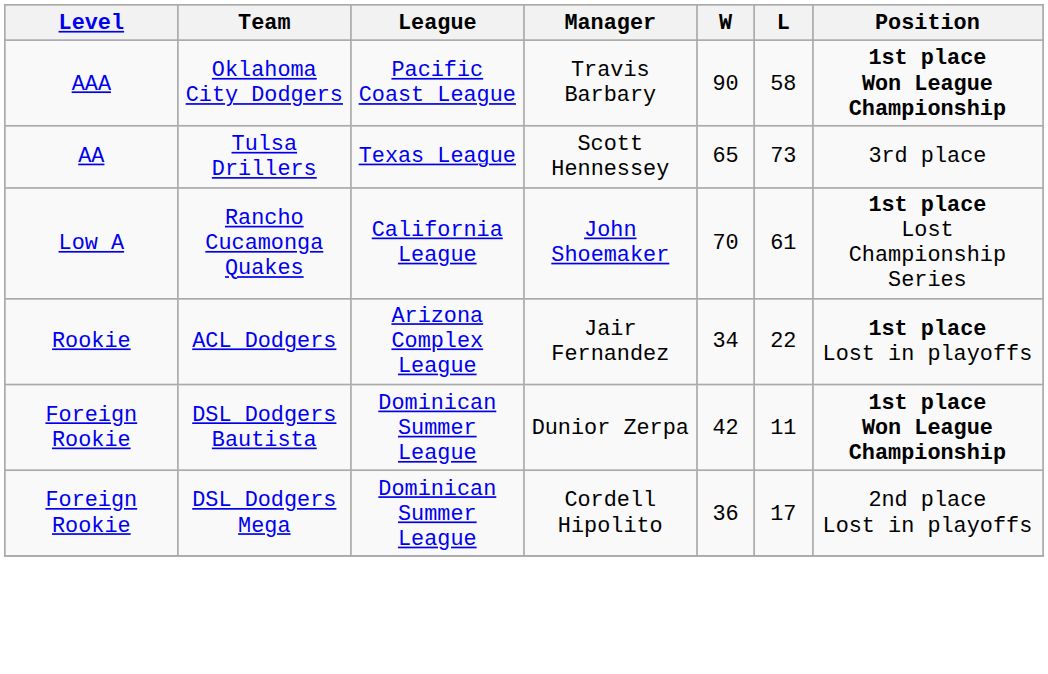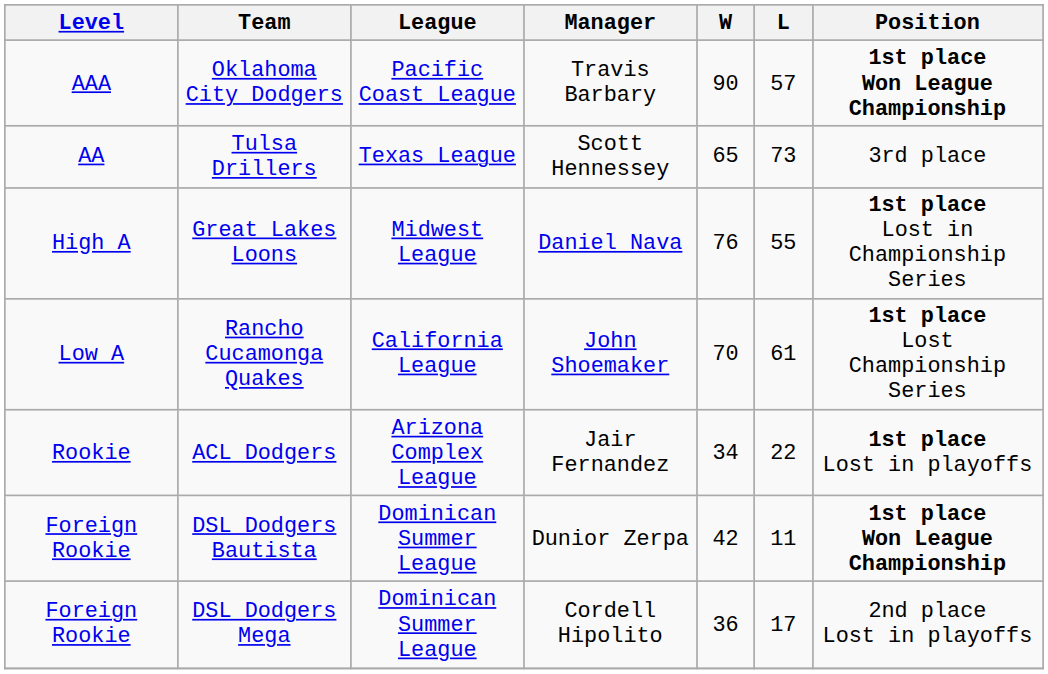(783, 83) 58 -> (783, 83) 57
+ row: (264, 243)
